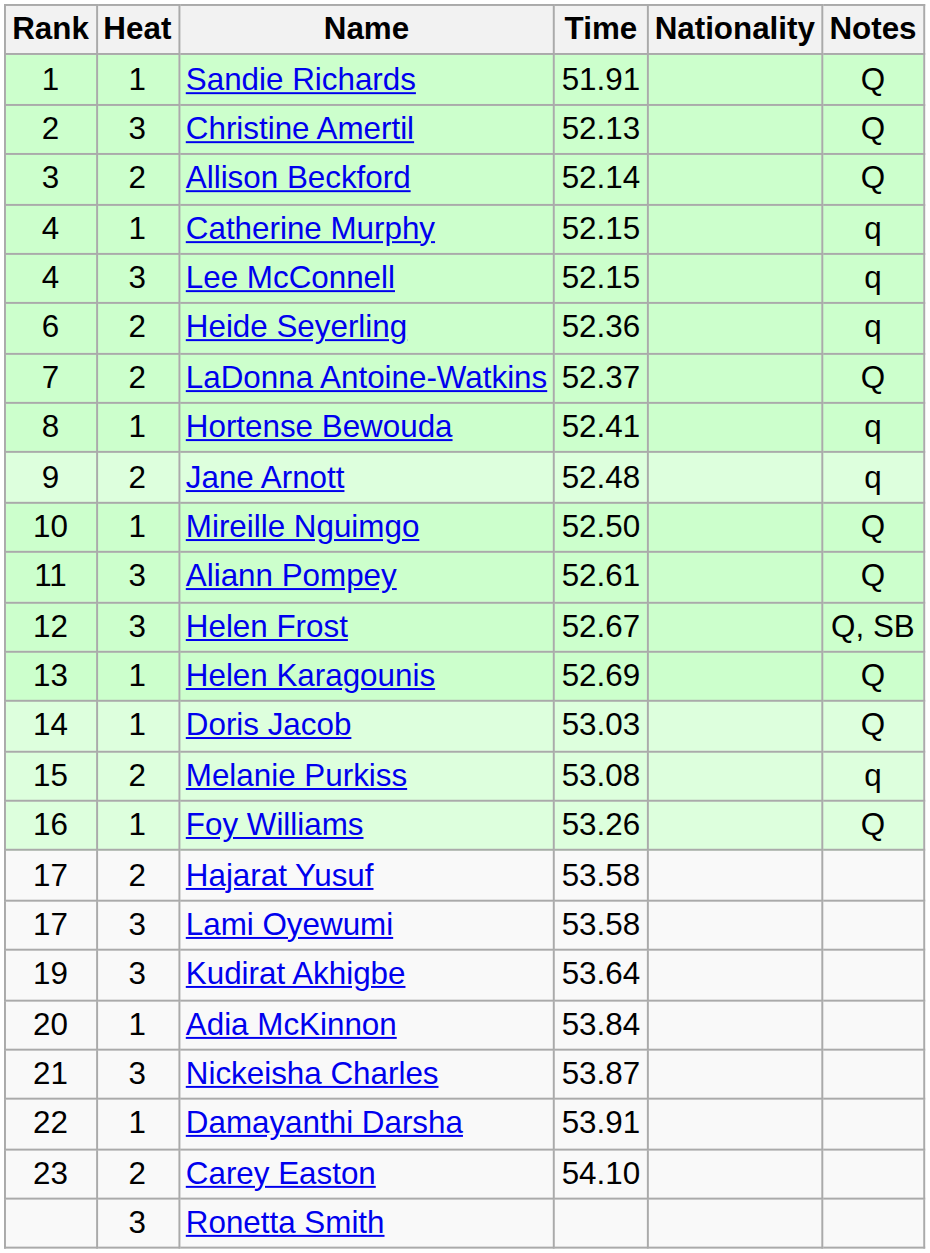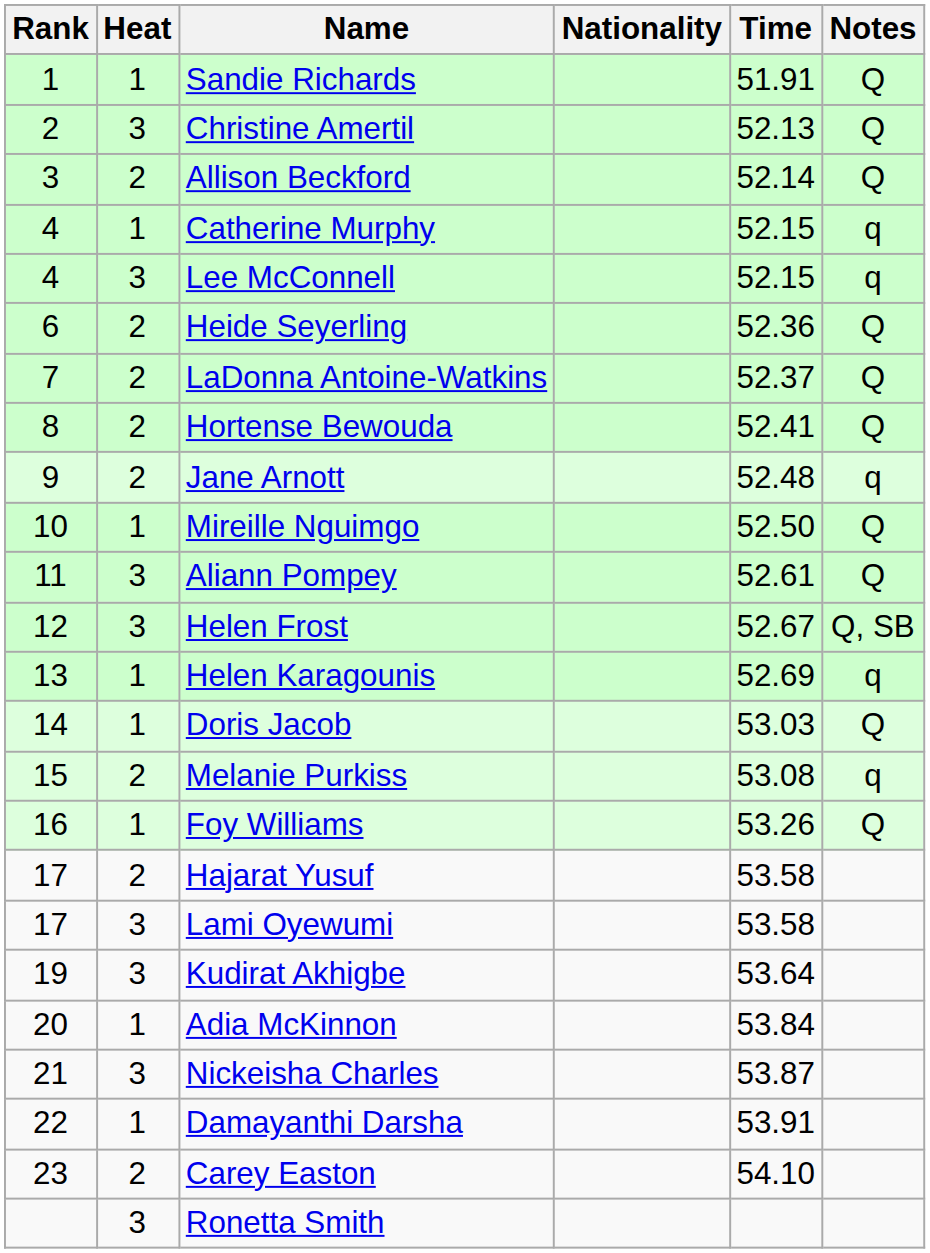columns swapped: (735, 29) <-> (601, 29)
(873, 327) q -> (873, 327) Q
(137, 427) 1 -> (137, 427) 2
(873, 427) q -> (873, 427) Q
(873, 675) Q -> (873, 675) q
